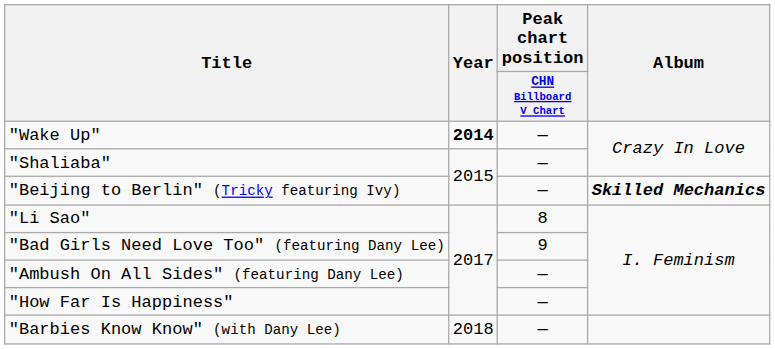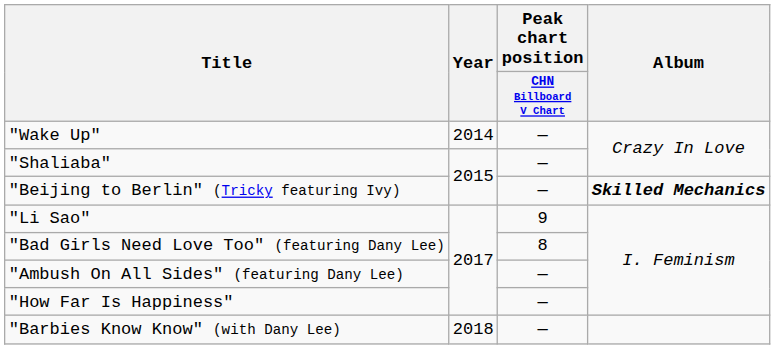(473, 135) bold -> (473, 135) normal
(543, 218) 8 -> (543, 218) 9
(543, 246) 9 -> (543, 246) 8
